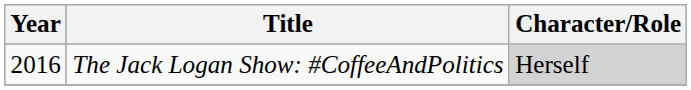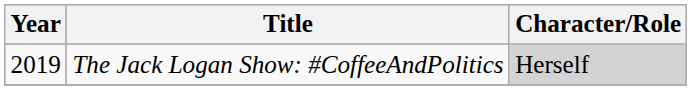(36, 64) 2016 -> (36, 64) 2019
